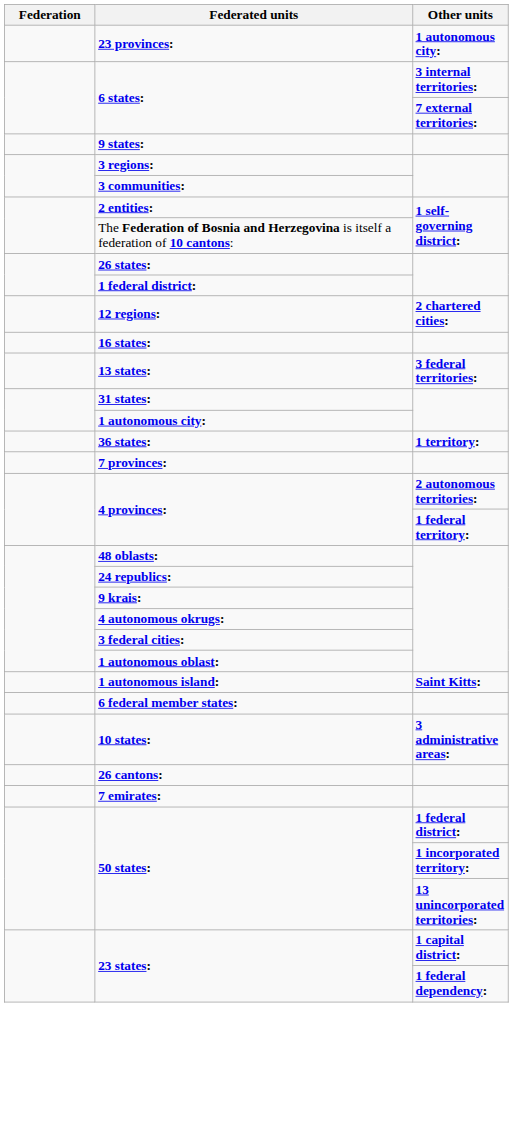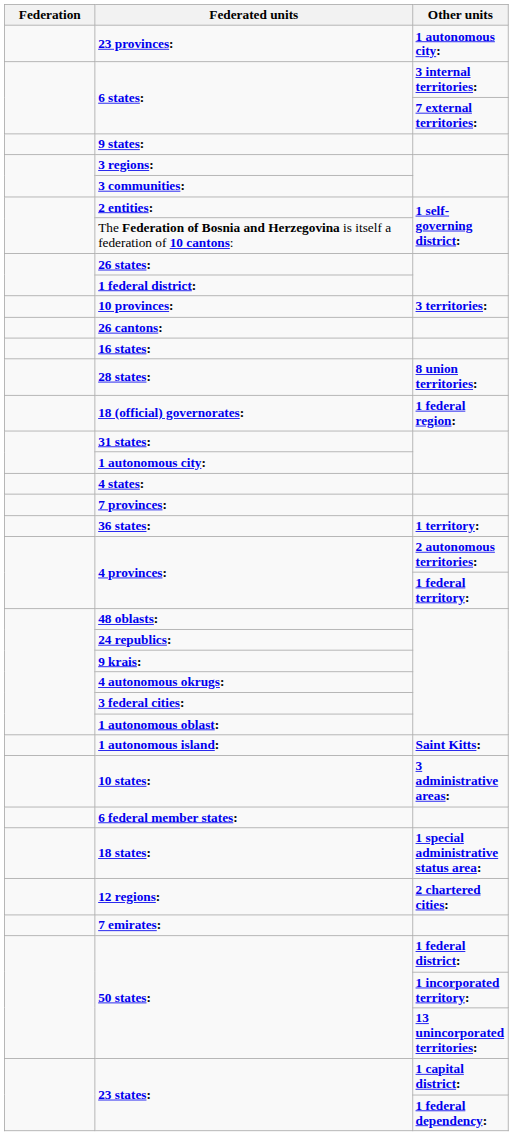+ row: (136, 306)
rows swapped: (129, 313) <-> (130, 775)
+ row: (125, 377)
+ row: (171, 413)
- row: (125, 370)
+ row: (121, 483)
rows swapped: (133, 462) <-> (125, 441)
rows swapped: (168, 703) <-> (125, 739)
+ row: (125, 853)
